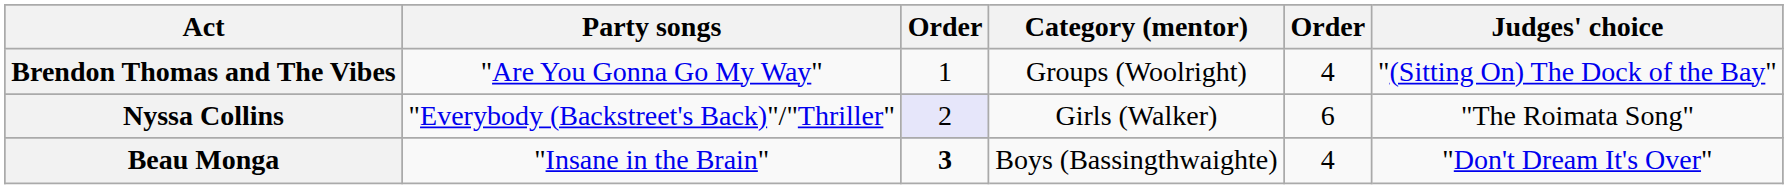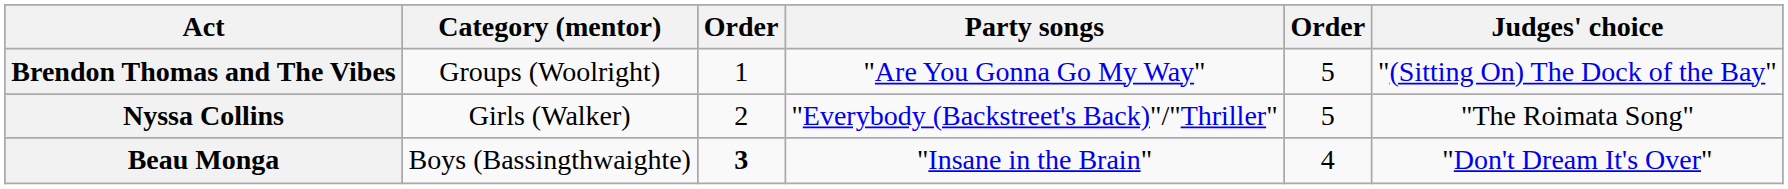columns swapped: (1136, 26) <-> (652, 26)
(1328, 71) 4 -> (1328, 71) 5
(945, 115) lavender background -> (741, 115) no background
(1328, 115) 6 -> (1328, 115) 5
